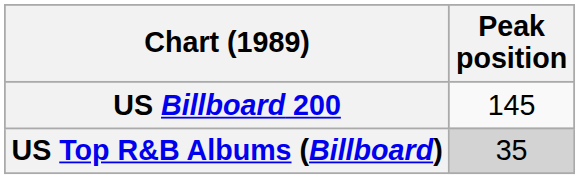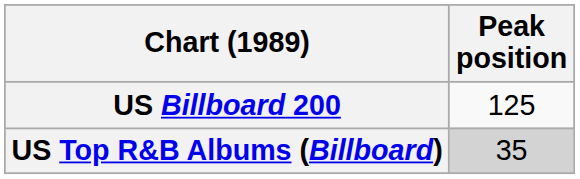(512, 104) 145 -> (512, 104) 125
